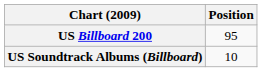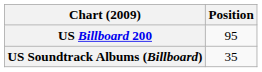(231, 56) 10 -> (231, 56) 35
